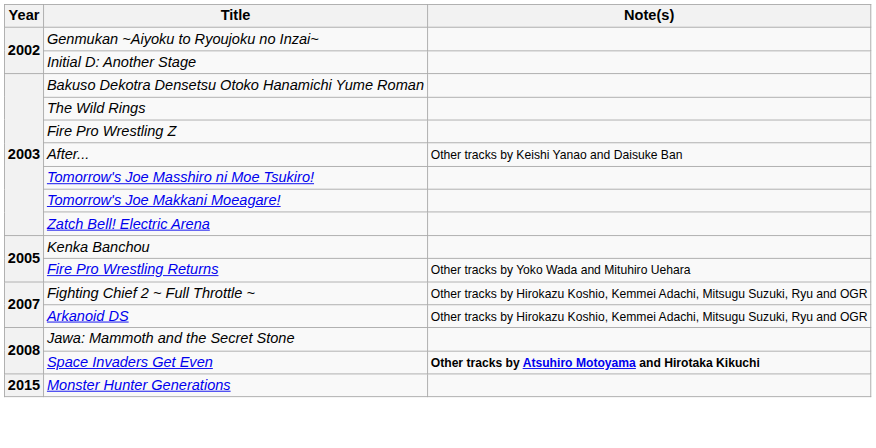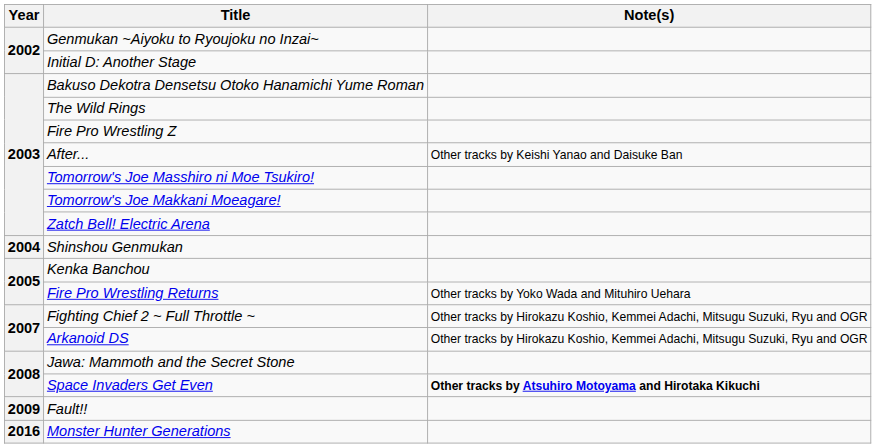+ row: (115, 246)
+ row: (67, 408)
(24, 385) 2015 -> (24, 431) 2016
